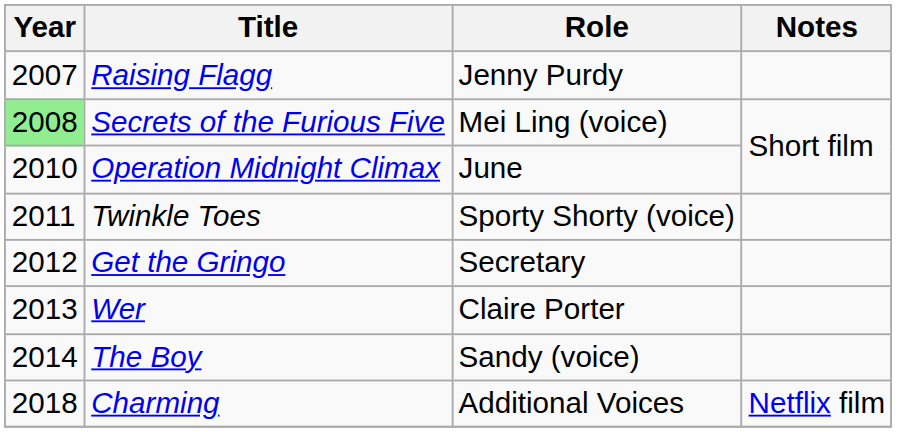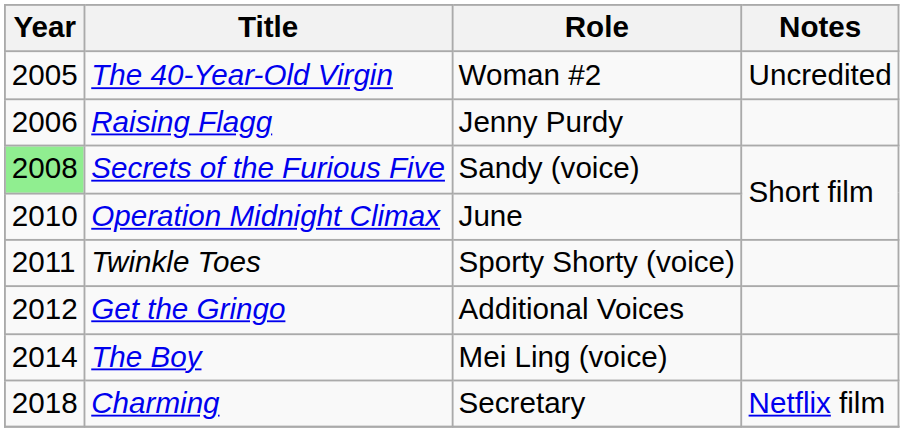+ row: (242, 74)
(45, 74) 2007 -> (45, 121) 2006
(563, 121) Mei Ling (voice) -> (549, 168) Sandy (voice)
(522, 262) Secretary -> (571, 309) Additional Voices
- row: (118, 309)
(549, 356) Sandy (voice) -> (563, 356) Mei Ling (voice)
(571, 403) Additional Voices -> (522, 403) Secretary
